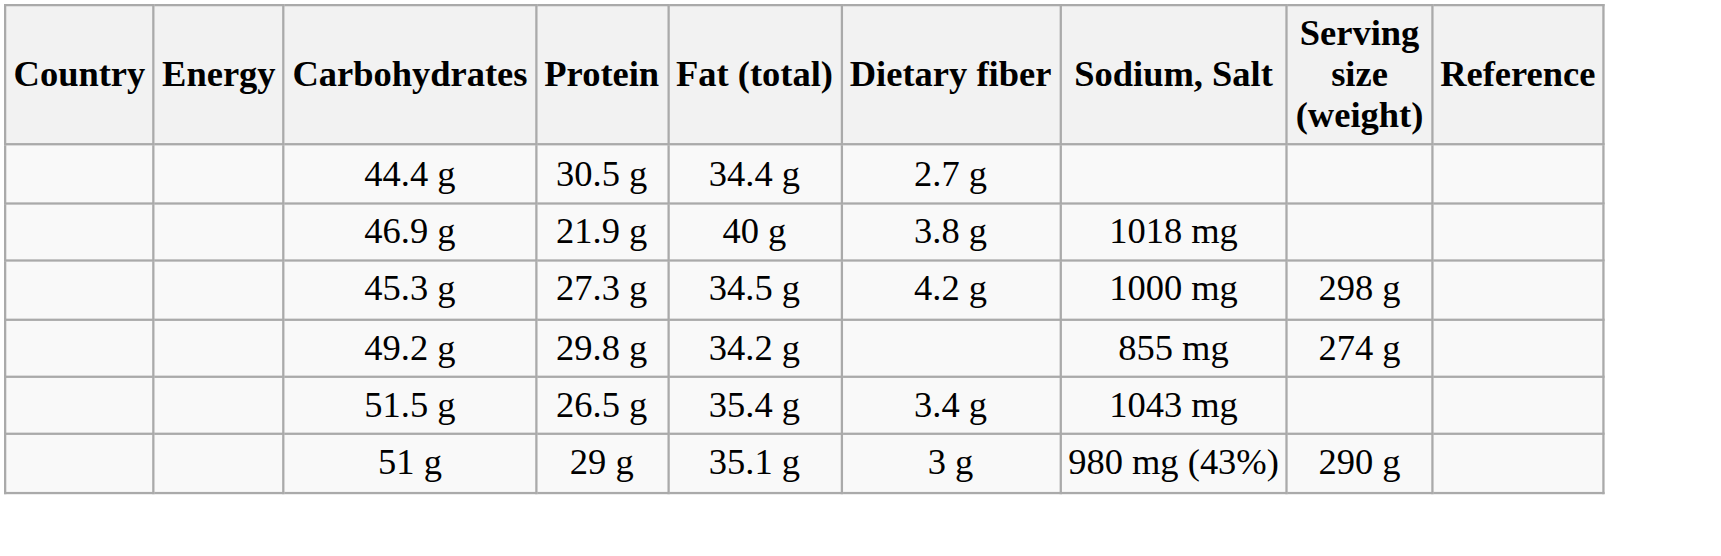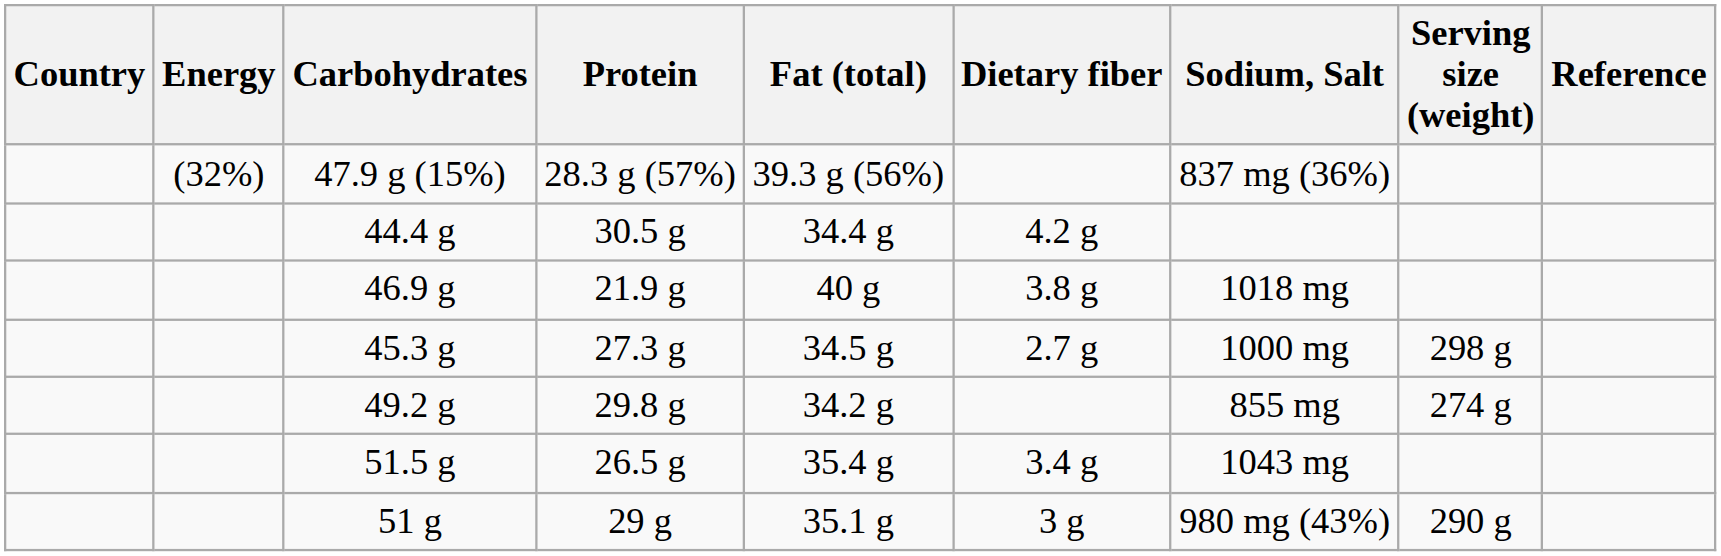+ row: (410, 173)
(951, 173) 2.7 g -> (1062, 231) 4.2 g
(951, 289) 4.2 g -> (1062, 346) 2.7 g
